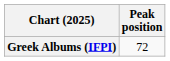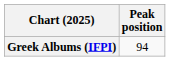(142, 46) 72 -> (142, 46) 94
